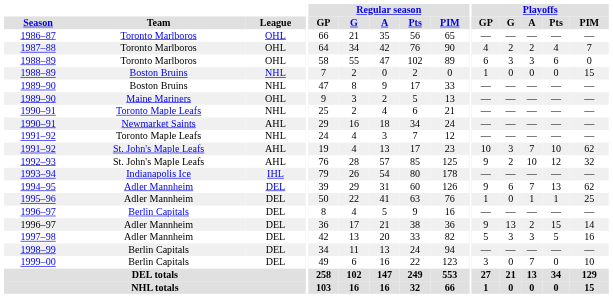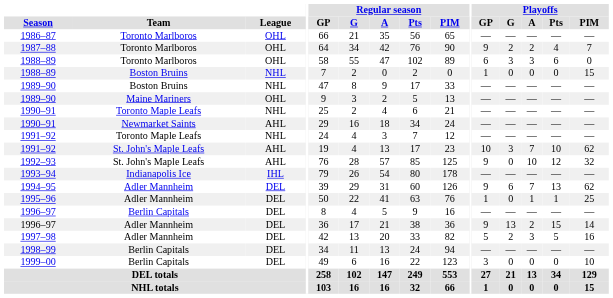(486, 48) 4 -> (486, 48) 9
(511, 161) 2 -> (511, 161) 0
(511, 237) 3 -> (511, 237) 2
(532, 262) 7 -> (532, 262) 0
